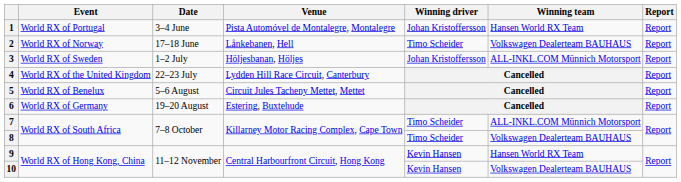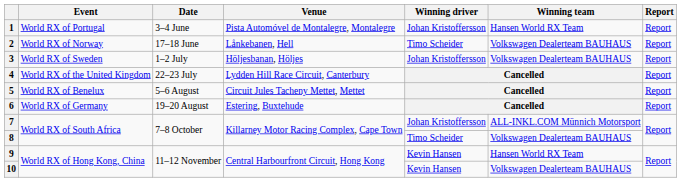(566, 59) ALL-INKL.COM Münnich Motorsport -> (561, 59) Volkswagen Dealerteam BAUHAUS
(435, 121) Timo Scheider -> (446, 121) Johan Kristoffersson
